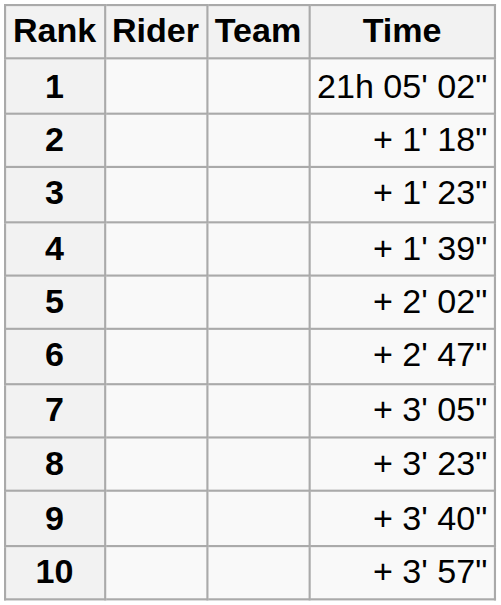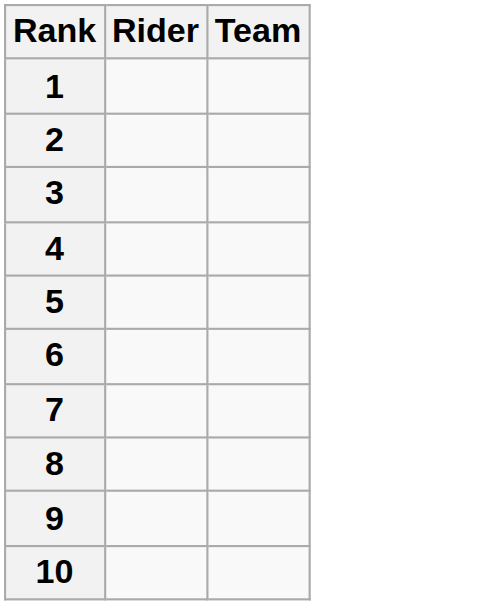- column: (402, 31)
